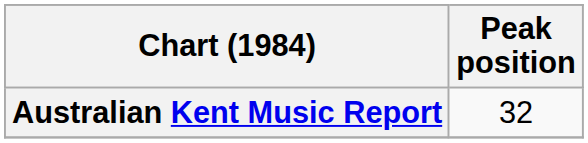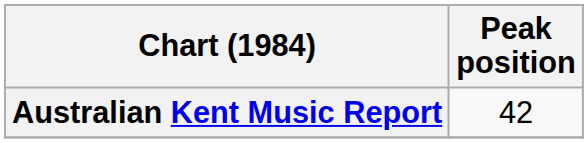(516, 112) 32 -> (516, 112) 42
